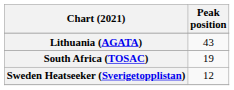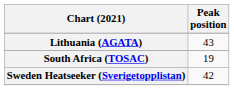(208, 76) 12 -> (208, 76) 42
